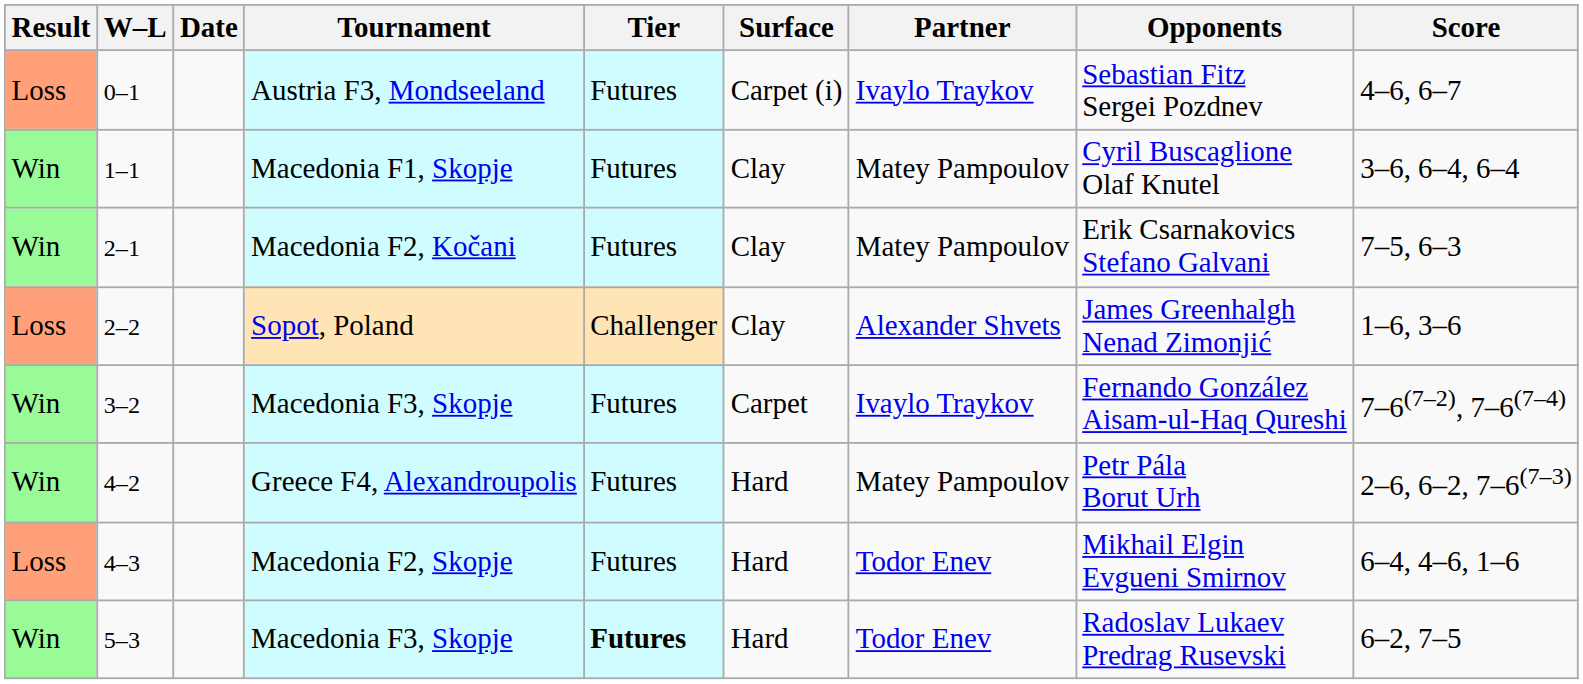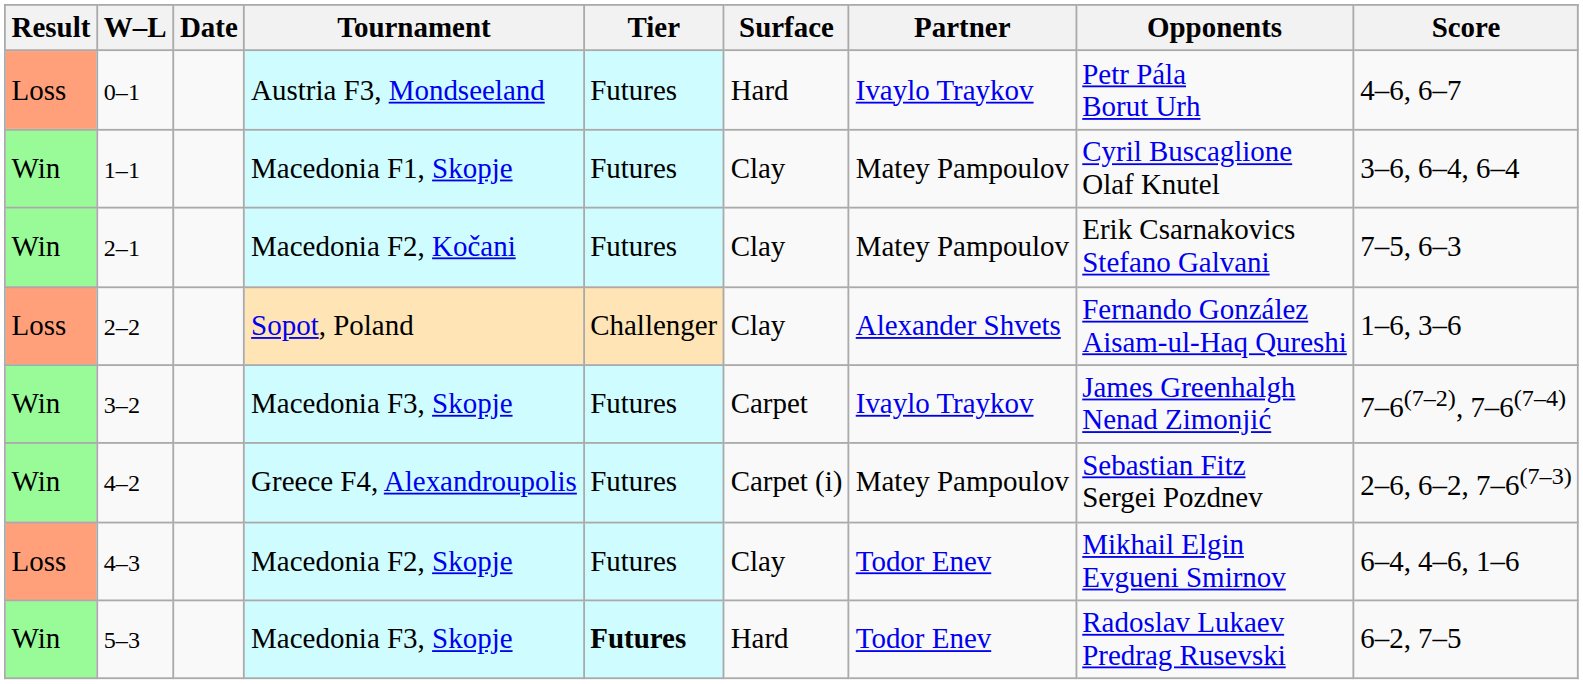(787, 89) Carpet (i) -> (760, 89) Hard
(1172, 89) Sebastian Fitz Sergei Pozdnev -> (1141, 89) Petr Pála Borut Urh
(1189, 325) James Greenhalgh Nenad Zimonjić -> (1215, 325) Fernando González Aisam-ul-Haq Qureshi
(1215, 403) Fernando González Aisam-ul-Haq Qureshi -> (1189, 403) James Greenhalgh Nenad Zimonjić
(760, 482) Hard -> (787, 482) Carpet (i)
(1141, 482) Petr Pála Borut Urh -> (1172, 482) Sebastian Fitz Sergei Pozdnev
(760, 560) Hard -> (758, 560) Clay
